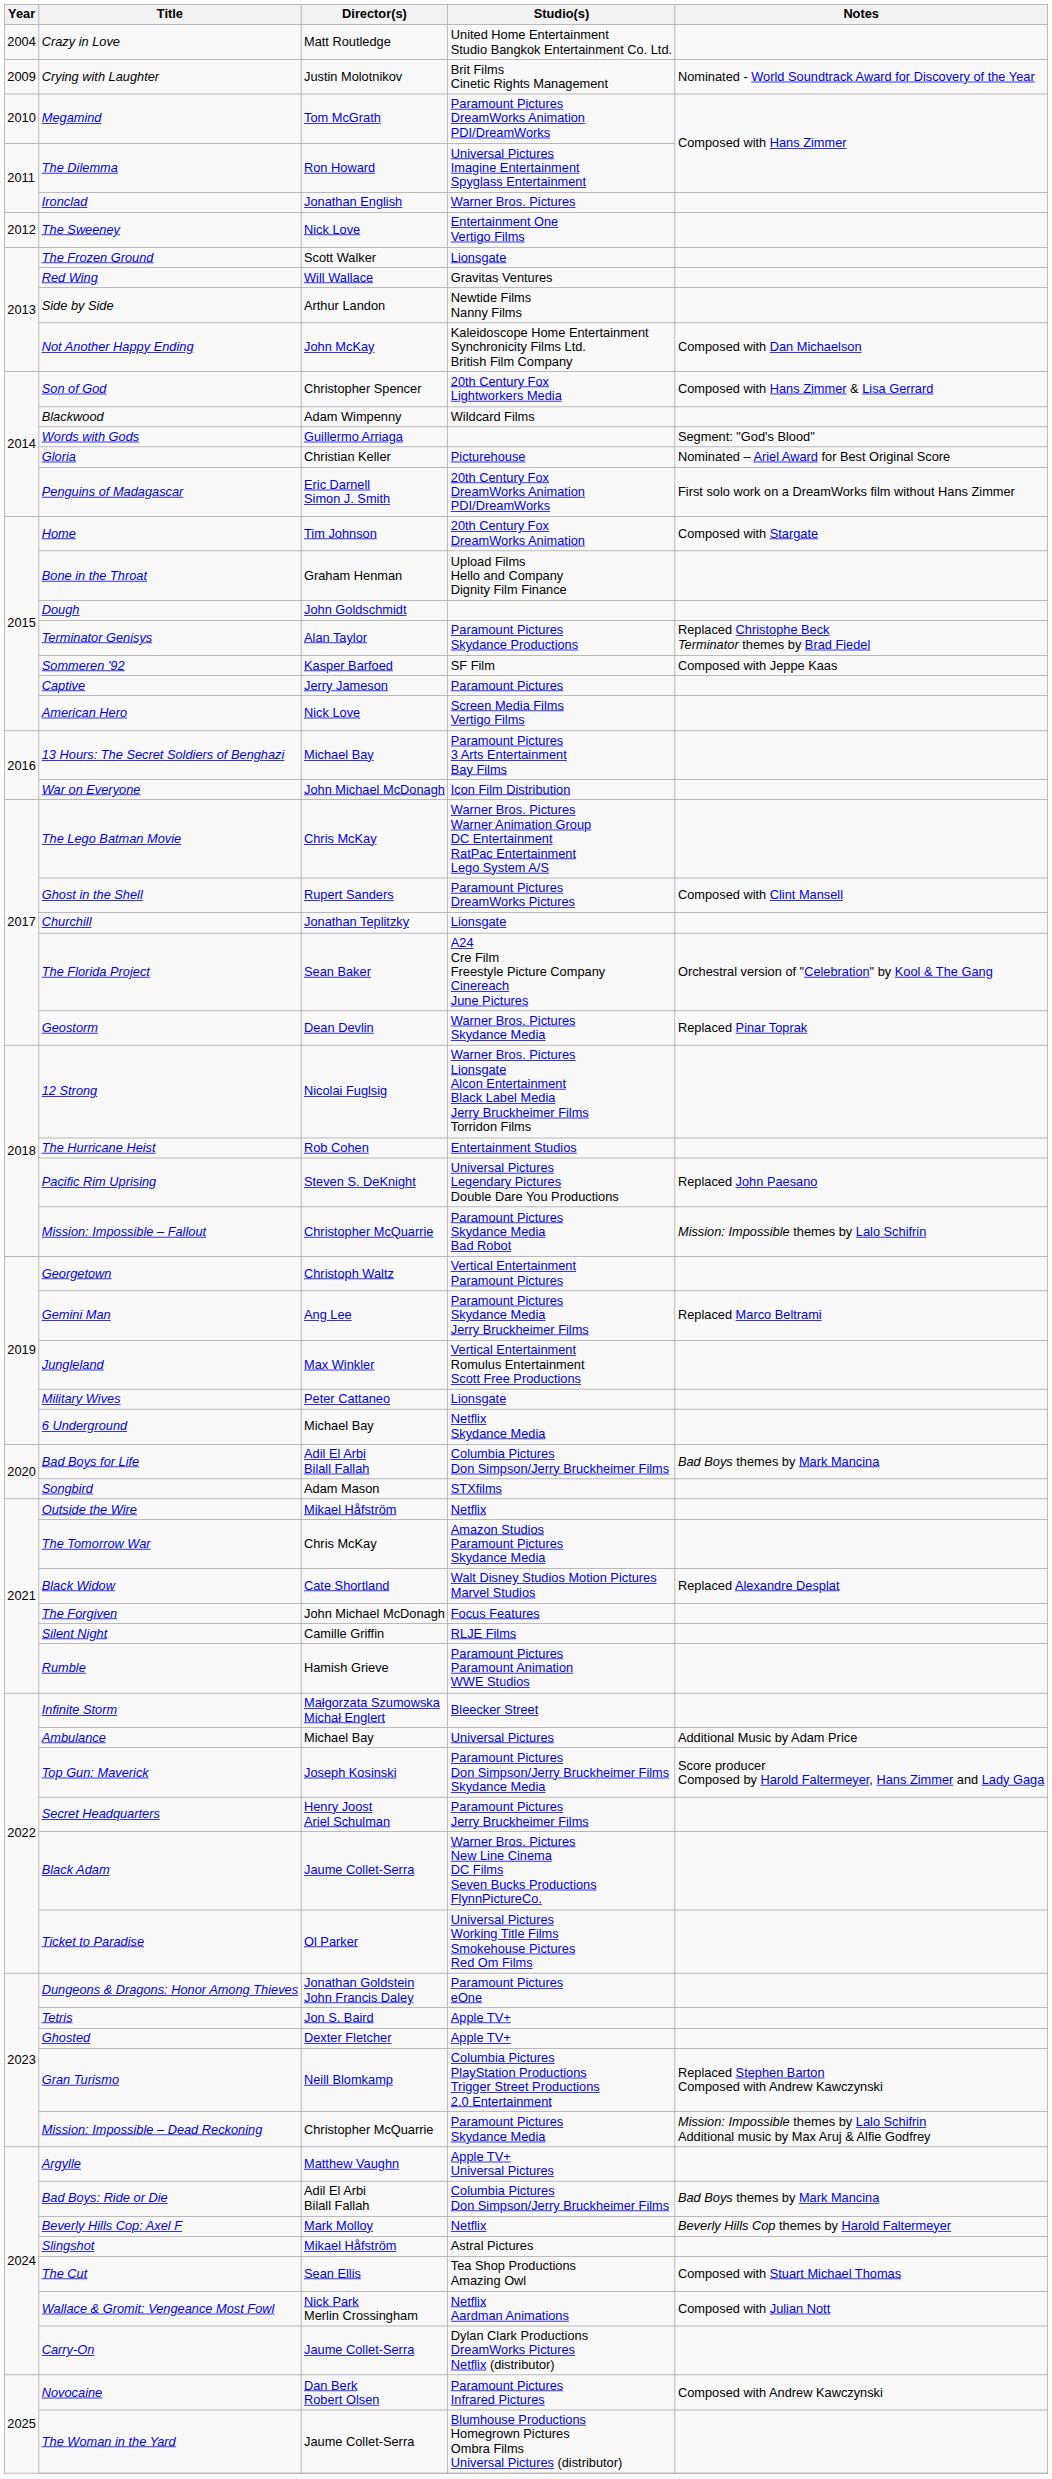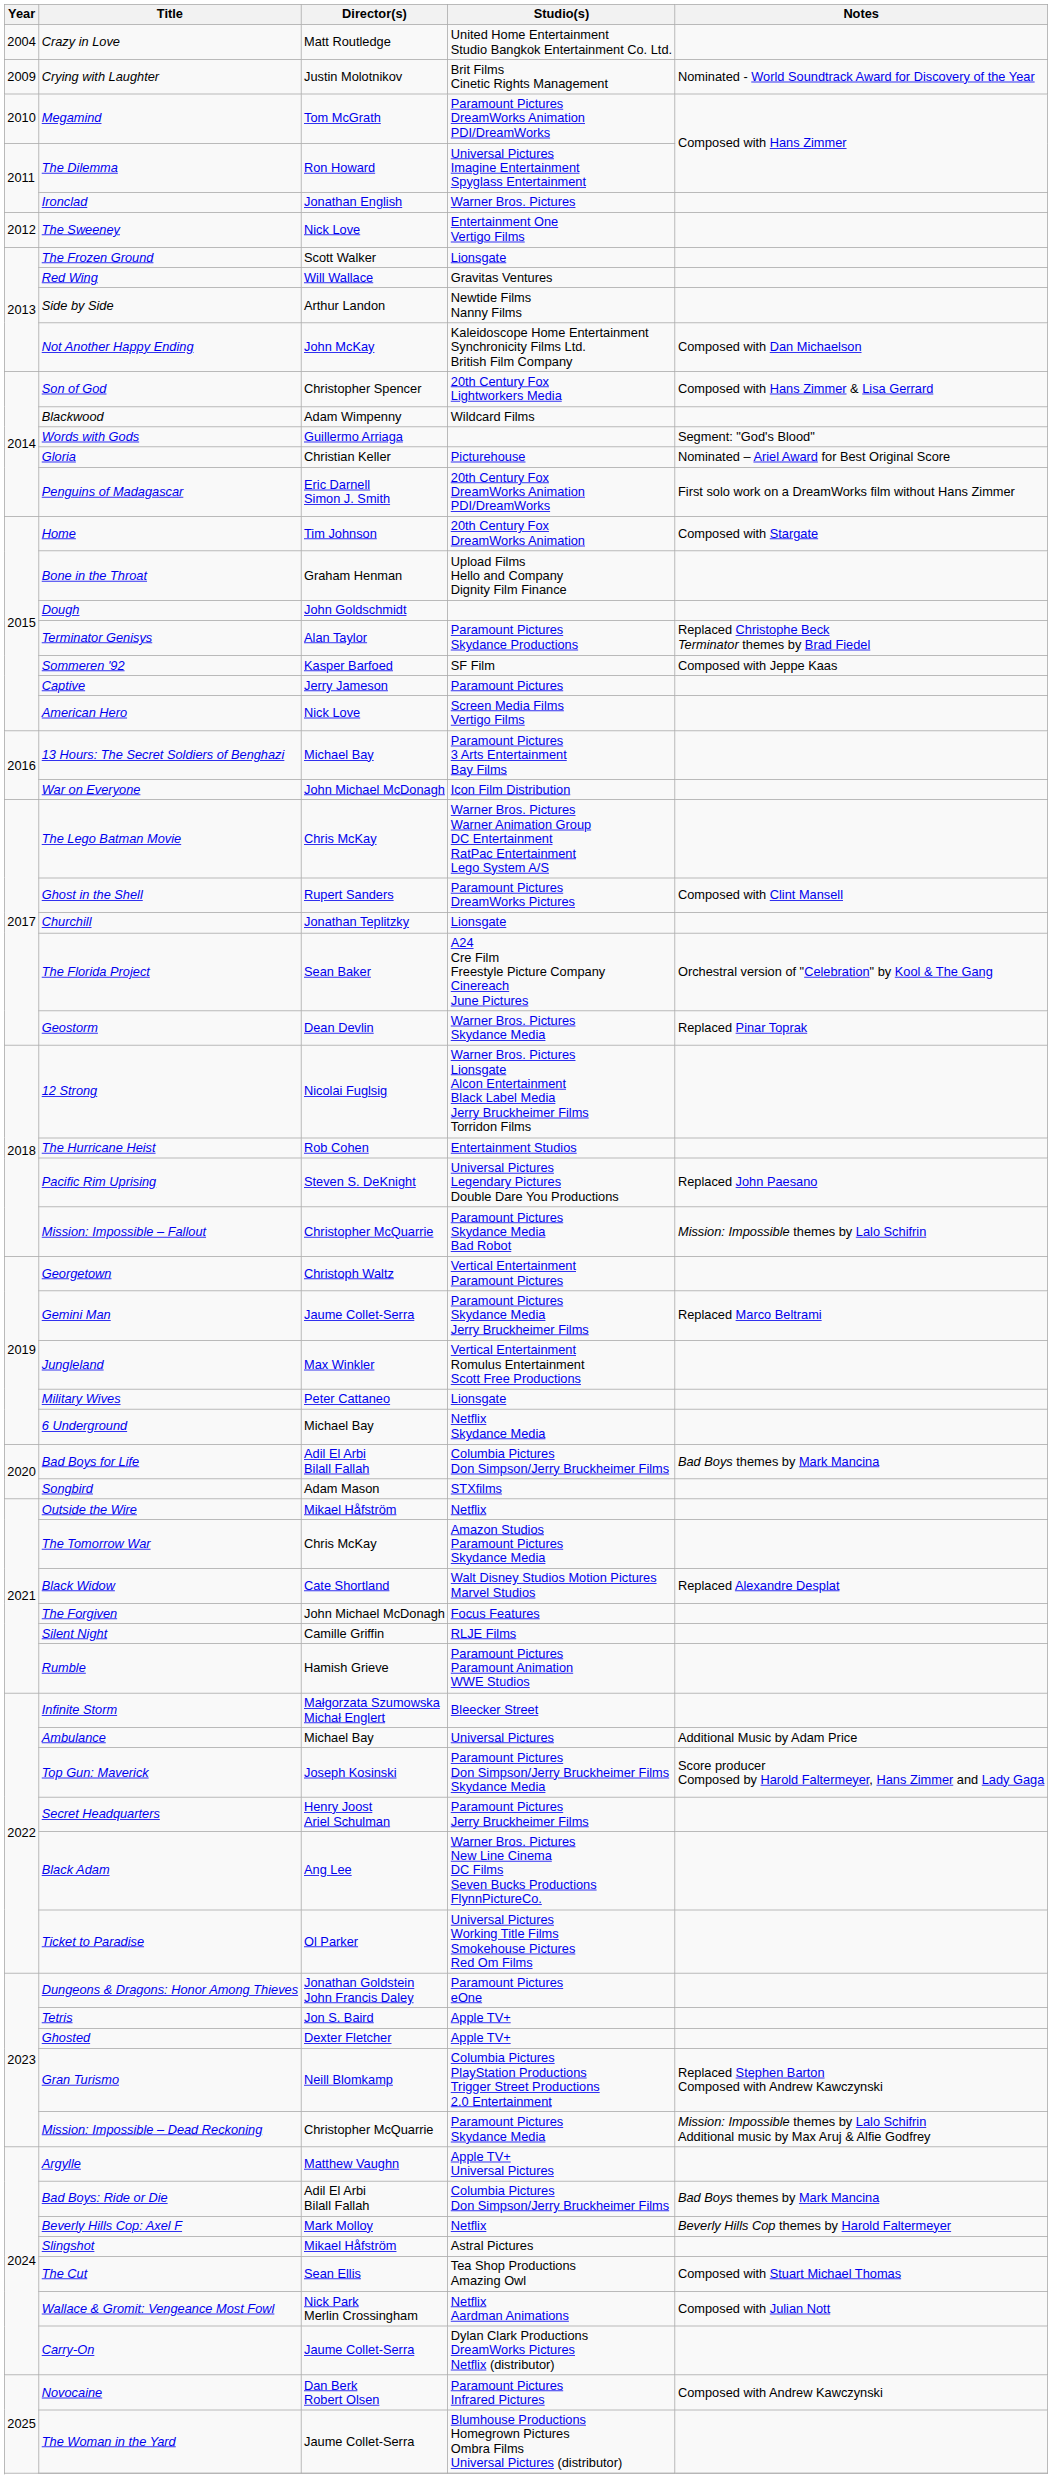(328, 1315) Ang Lee -> (359, 1315) Jaume Collet-Serra
(359, 1870) Jaume Collet-Serra -> (328, 1870) Ang Lee
